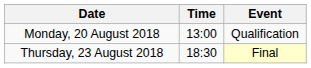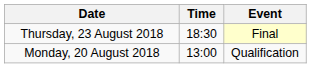rows swapped: (92, 33) <-> (92, 53)
